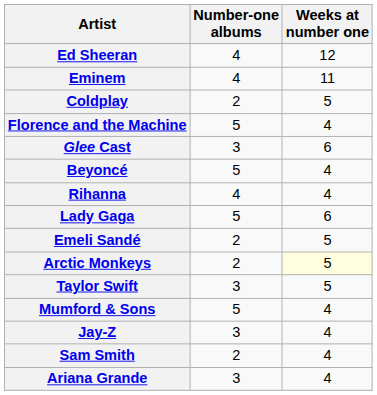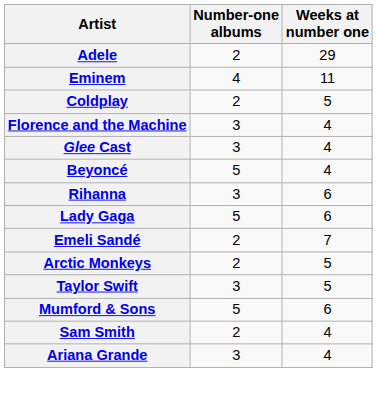+ row: (97, 55)
- row: (97, 55)
(236, 124) 5 -> (236, 124) 3
(327, 147) 6 -> (327, 147) 4
(236, 194) 4 -> (236, 194) 3
(327, 194) 4 -> (327, 194) 6
(327, 240) 5 -> (327, 240) 7
(327, 263) lightyellow background -> (327, 263) no background
(327, 309) 4 -> (327, 309) 6
- row: (97, 332)
